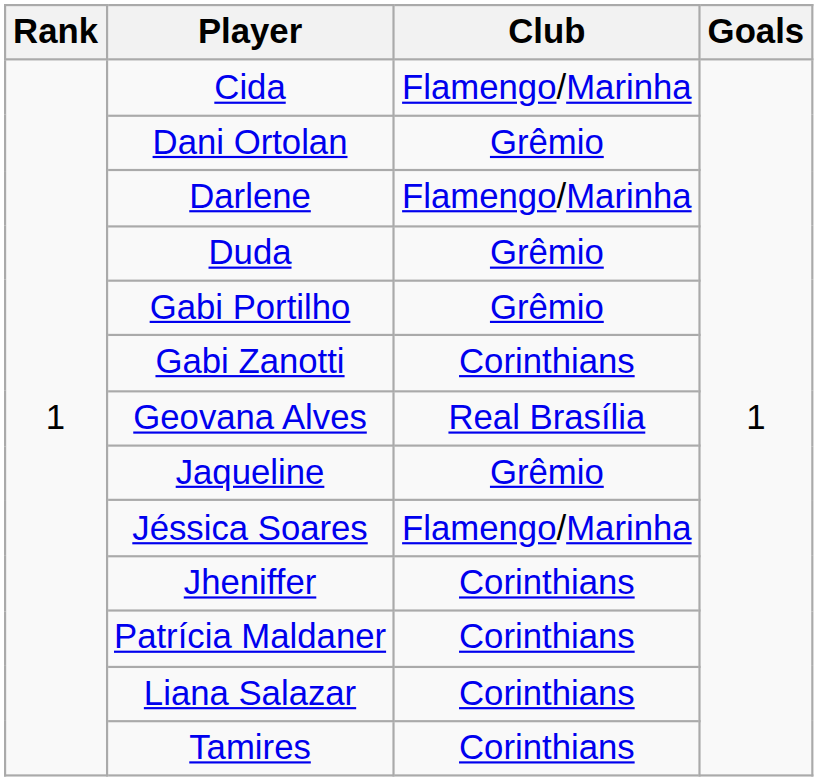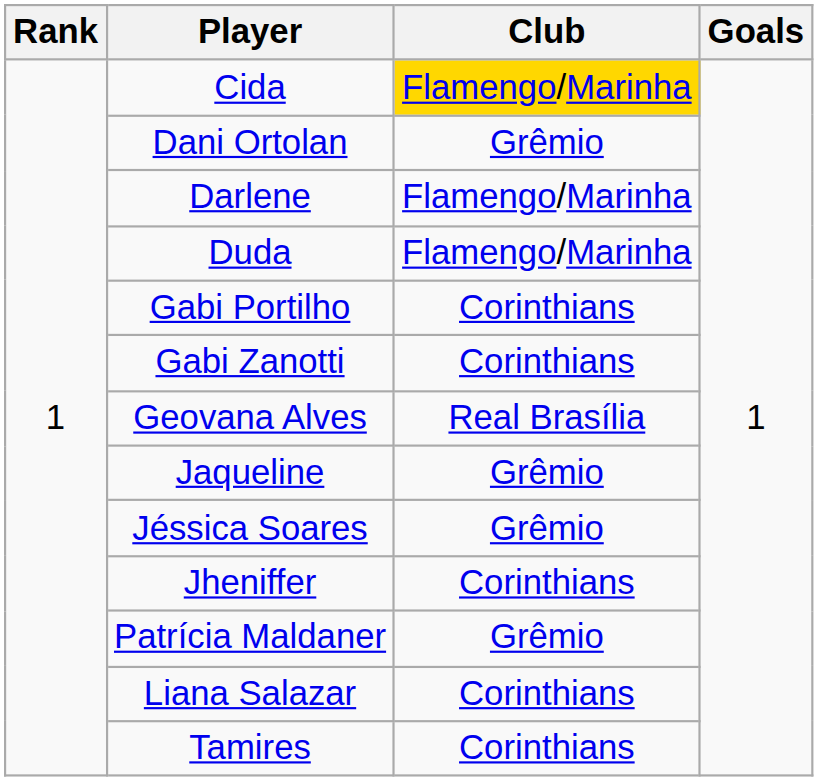(547, 87) no background -> (547, 87) gold background
(547, 252) Grêmio -> (547, 252) Flamengo/Marinha
(547, 307) Grêmio -> (547, 307) Corinthians
(547, 527) Flamengo/Marinha -> (547, 527) Grêmio
(547, 637) Corinthians -> (547, 637) Grêmio
